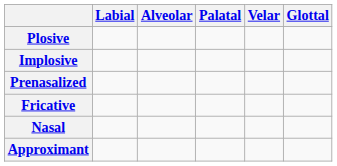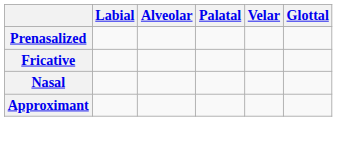- row: (48, 37)
- row: (48, 60)
